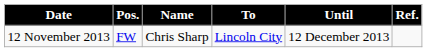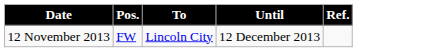- column: (177, 15)
